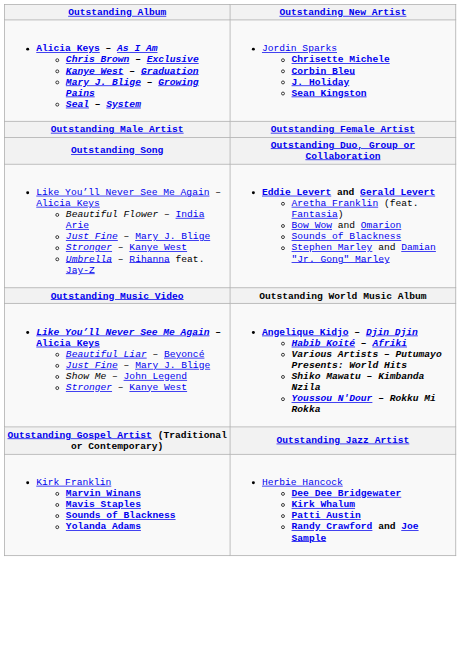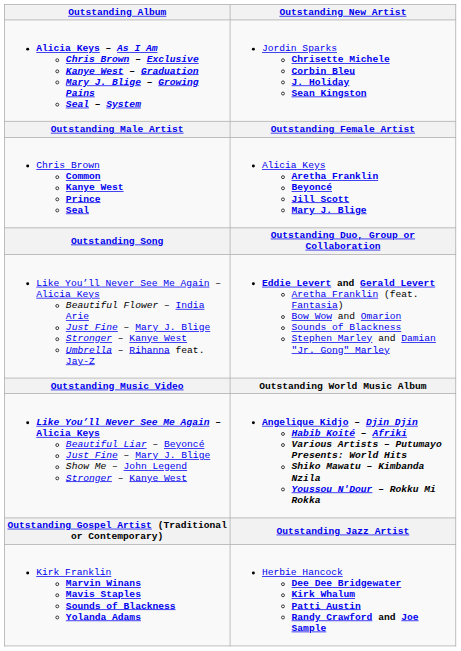+ row: (117, 188)
